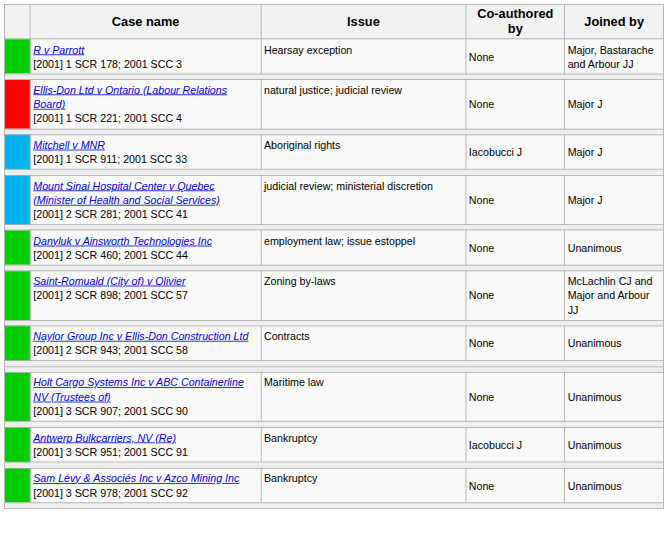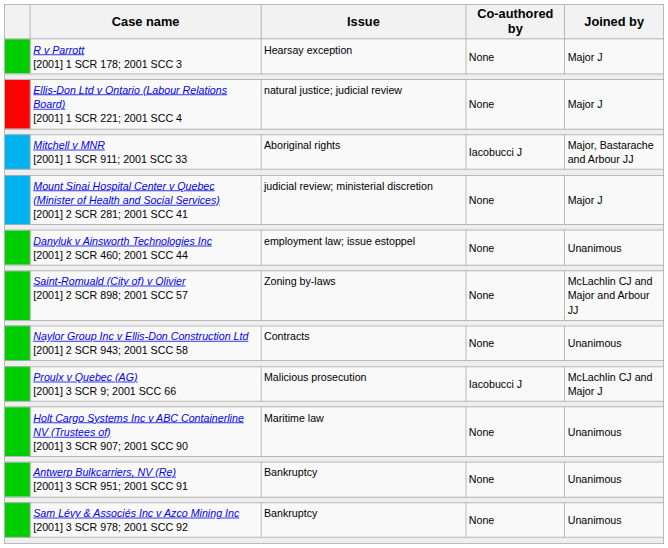(611, 57) Major, Bastarache and Arbour JJ -> (585, 57) Major J
(585, 152) Major J -> (611, 152) Major, Bastarache and Arbour JJ
+ row: (105, 384)
(495, 445) Iacobucci J -> (482, 480) None
